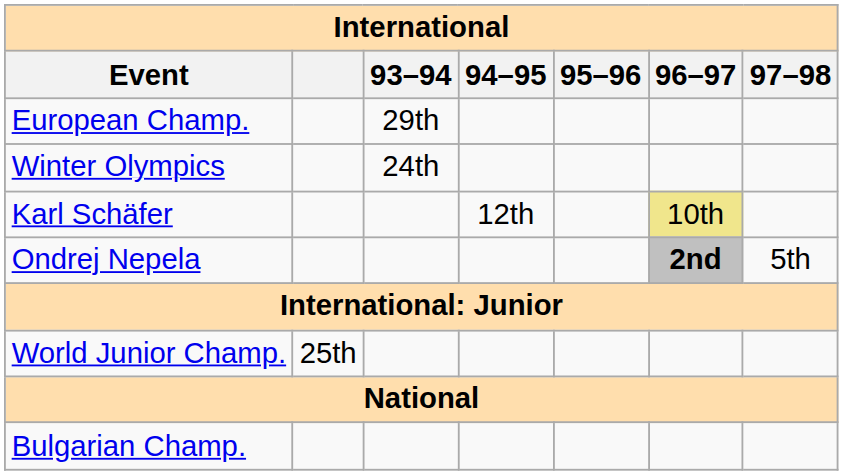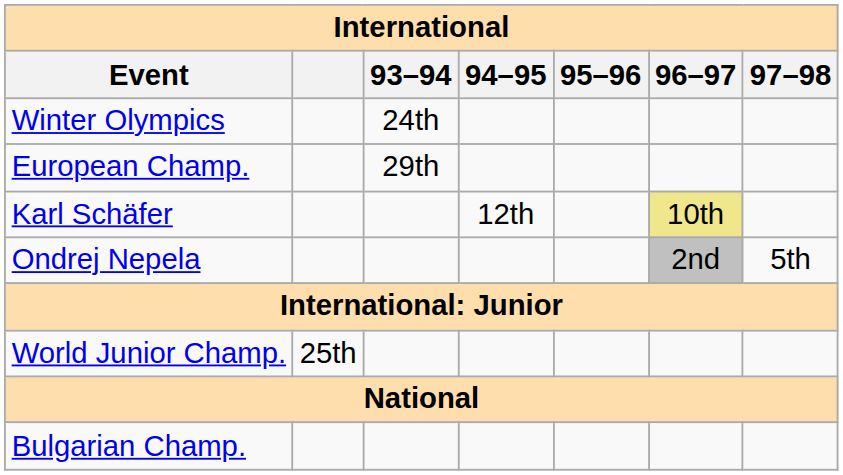rows swapped: (118, 167) <-> (130, 120)
(696, 259) bold -> (696, 259) normal
